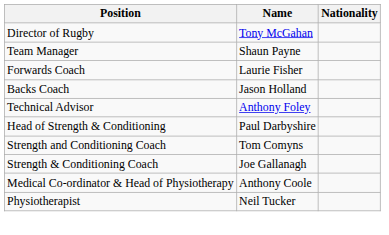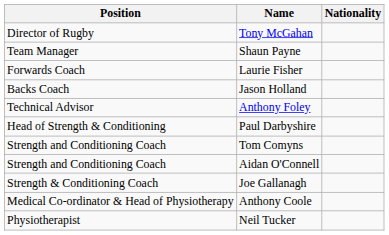+ row: (279, 164)
